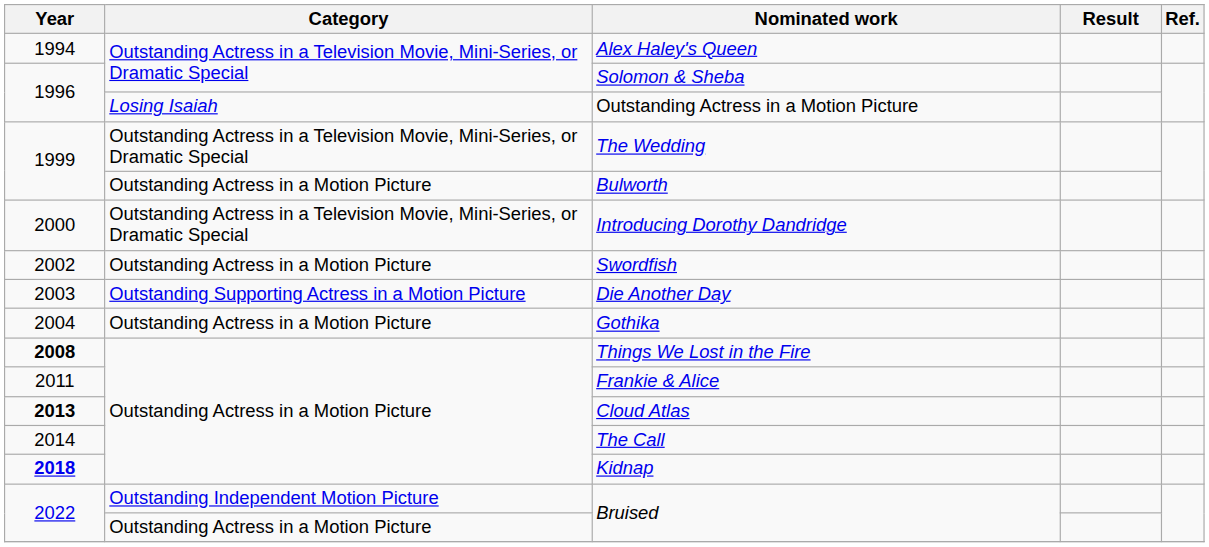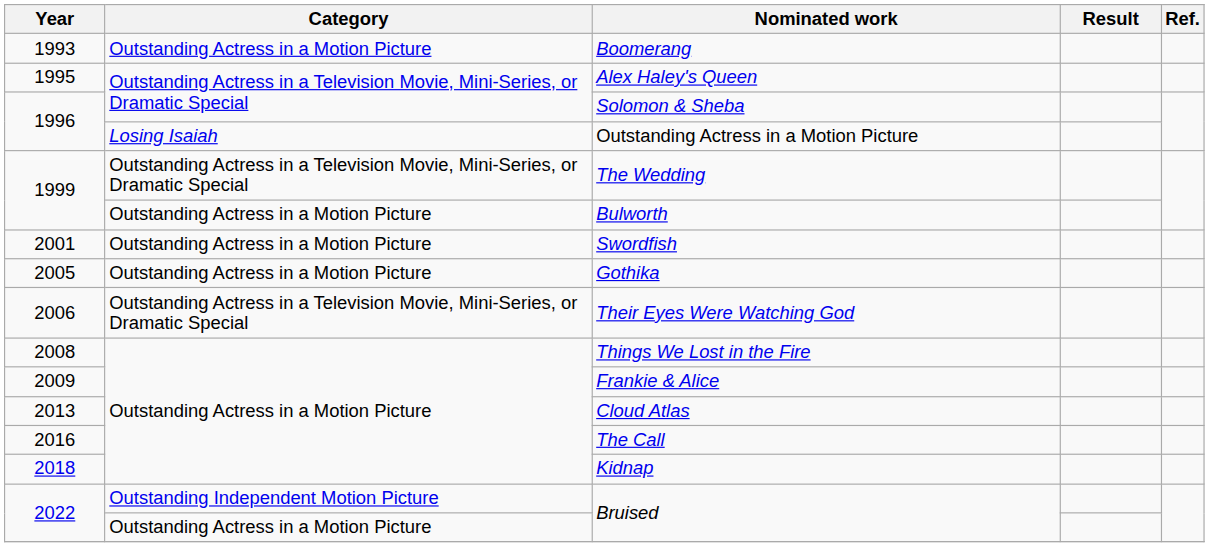+ row: (270, 48)
(55, 48) 1994 -> (55, 77) 1995
- row: (343, 225)
(55, 264) 2002 -> (55, 244) 2001
- row: (317, 293)
(55, 323) 2004 -> (55, 273) 2005
+ row: (343, 312)
(55, 352) bold -> (55, 352) normal
(55, 381) 2011 -> (55, 381) 2009
(55, 410) bold -> (55, 410) normal
(55, 439) 2014 -> (55, 439) 2016
(55, 469) bold -> (55, 469) normal
